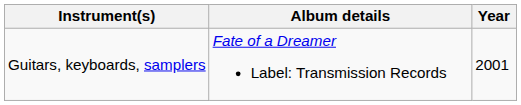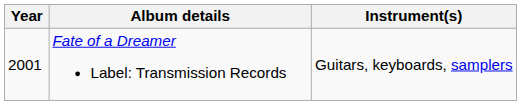columns swapped: (494, 16) <-> (107, 16)
